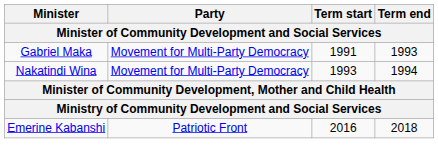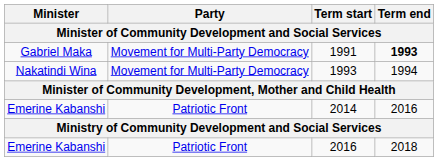(404, 52) normal -> (404, 52) bold
+ row: (343, 109)
